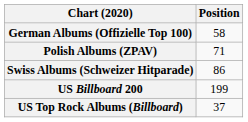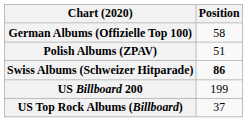(219, 51) 71 -> (219, 51) 51
(219, 70) normal -> (219, 70) bold
